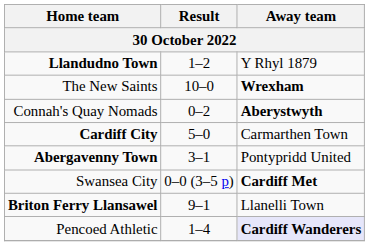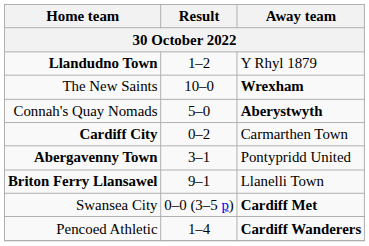(199, 110) 0–2 -> (199, 110) 5–0
(199, 134) 5–0 -> (199, 134) 0–2
rows swapped: (83, 205) <-> (117, 181)
(301, 228) lavender background -> (301, 228) no background
